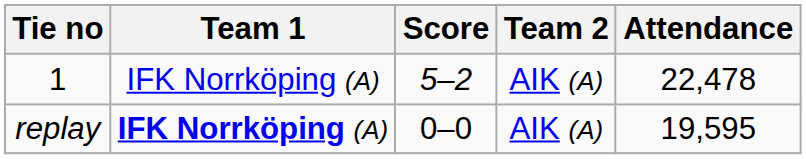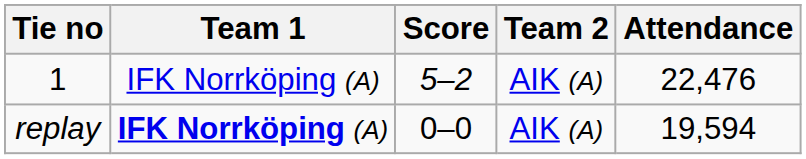(708, 78) 22,478 -> (708, 78) 22,476
(708, 128) 19,595 -> (708, 128) 19,594
